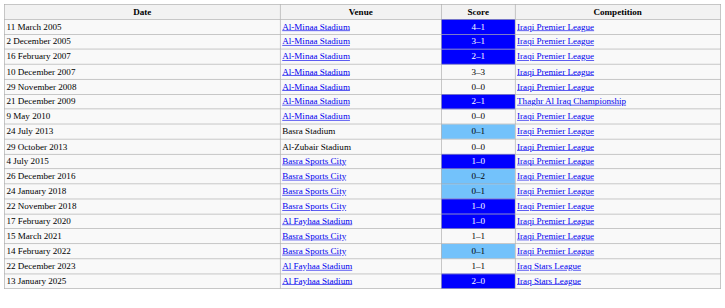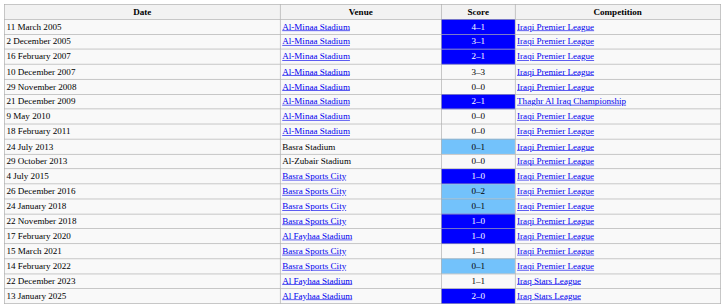+ row: (39, 132)
